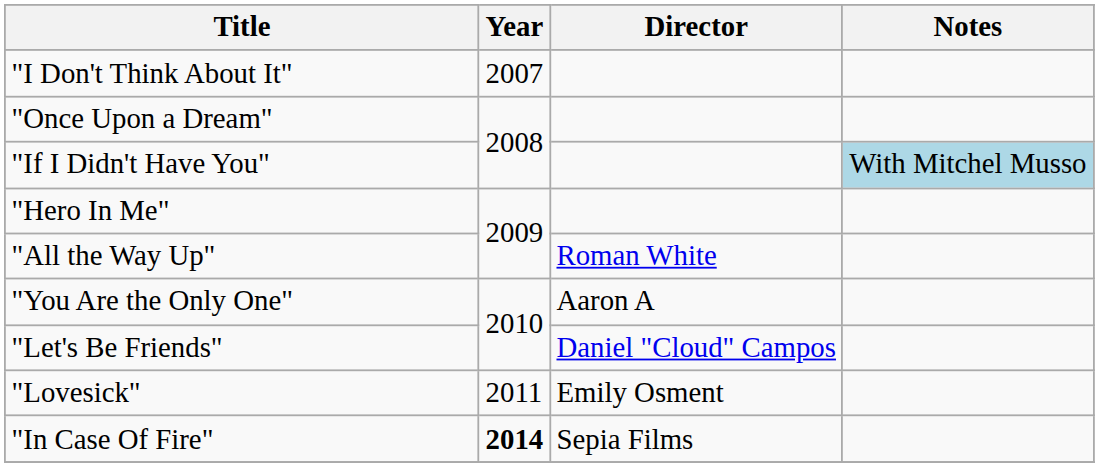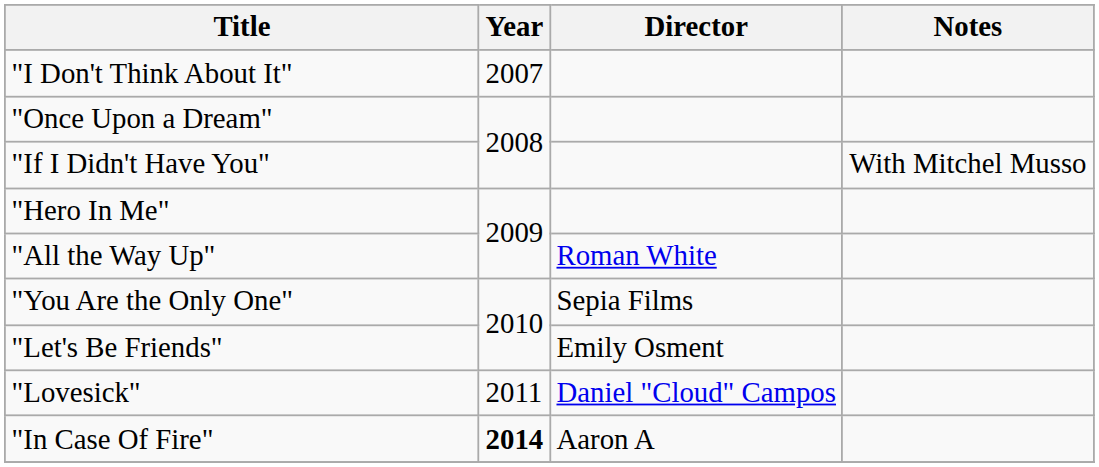(968, 164) lightblue background -> (968, 164) no background
(606, 301) Aaron A -> (625, 301) Sepia Films
(696, 347) Daniel "Cloud" Campos -> (640, 347) Emily Osment
(640, 392) Emily Osment -> (696, 392) Daniel "Cloud" Campos
(625, 438) Sepia Films -> (606, 438) Aaron A
